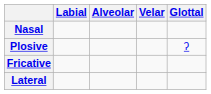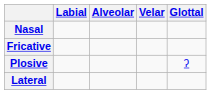rows swapped: (29, 47) <-> (29, 64)
